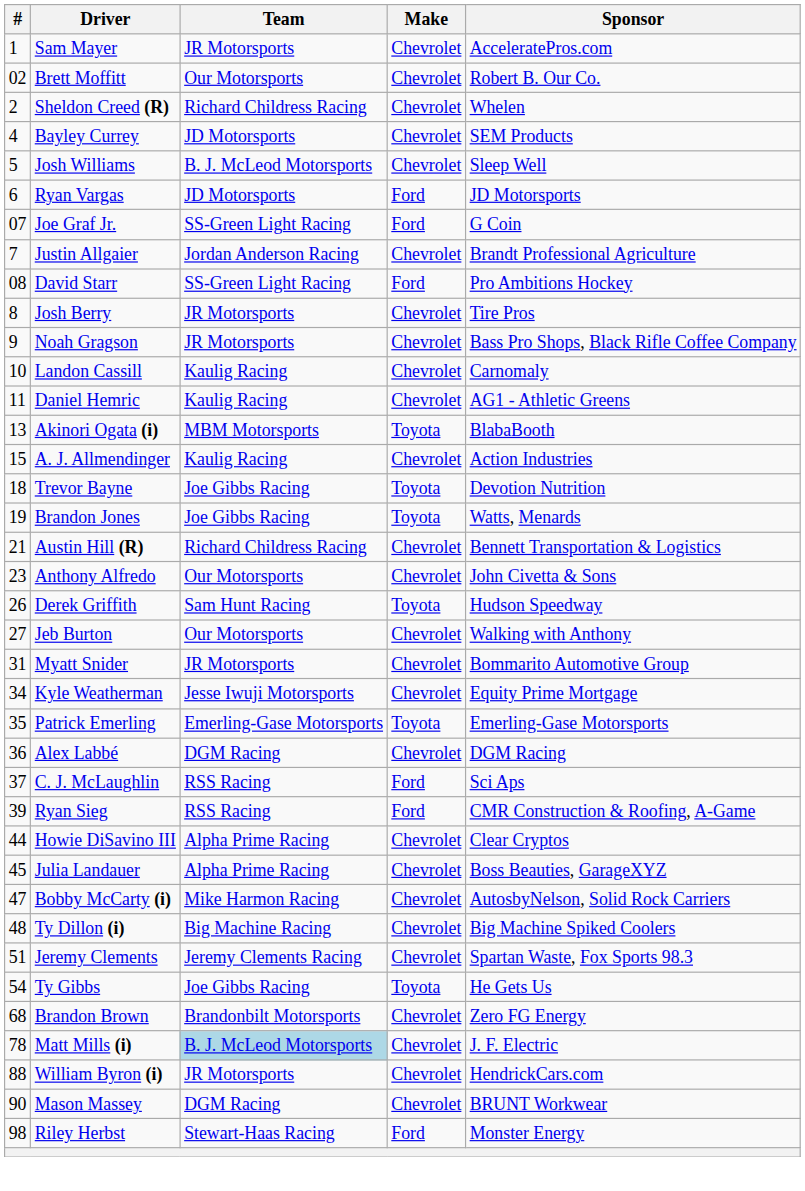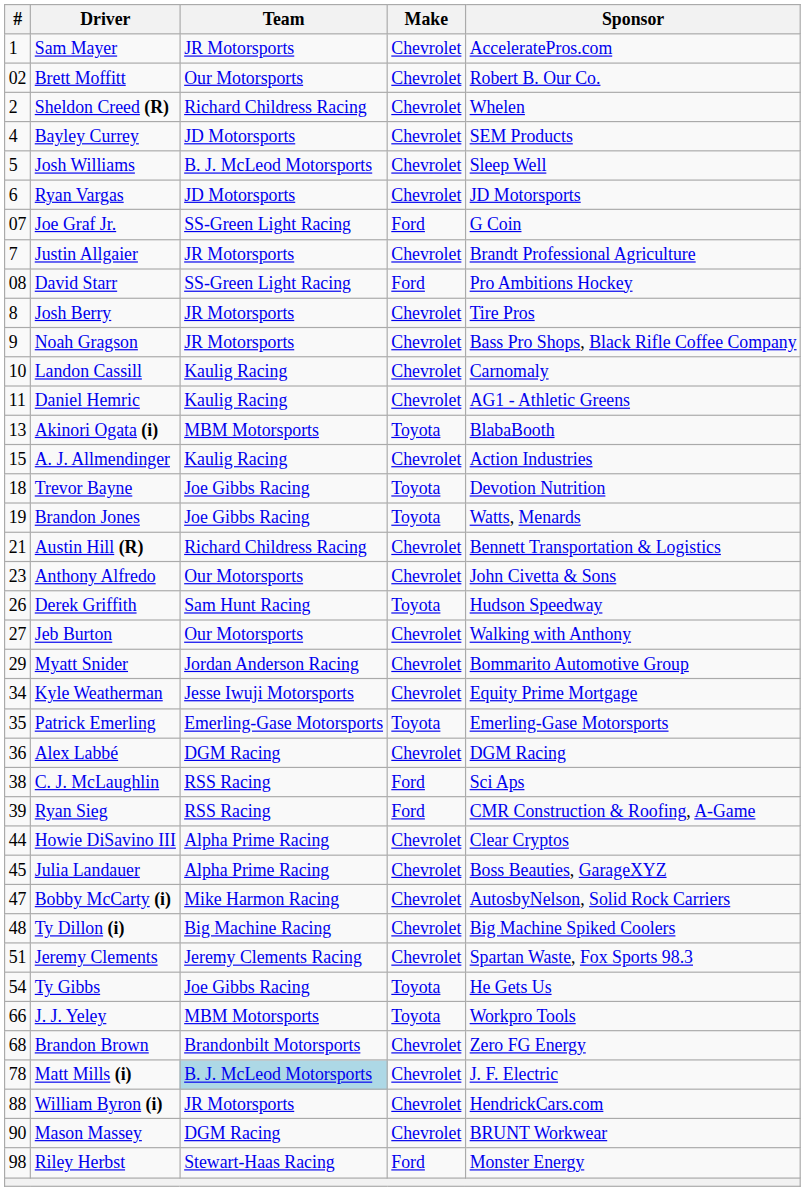(408, 195) Ford -> (426, 195) Chevrolet
(272, 253) Jordan Anderson Racing -> (239, 253) JR Motorsports
(18, 664) 31 -> (18, 664) 29
(239, 664) JR Motorsports -> (272, 664) Jordan Anderson Racing
(18, 781) 37 -> (18, 781) 38
+ row: (71, 1016)
